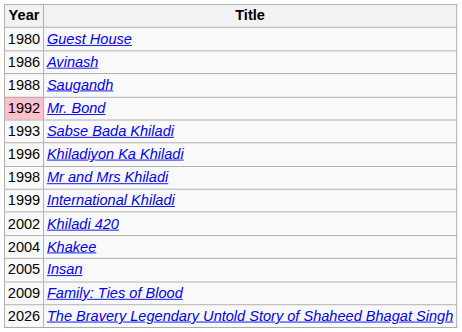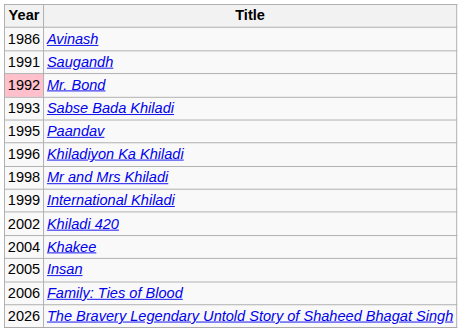- row: (89, 39)
(24, 85) 1988 -> (24, 62) 1991
+ row: (76, 131)
(24, 293) 2009 -> (24, 293) 2006
